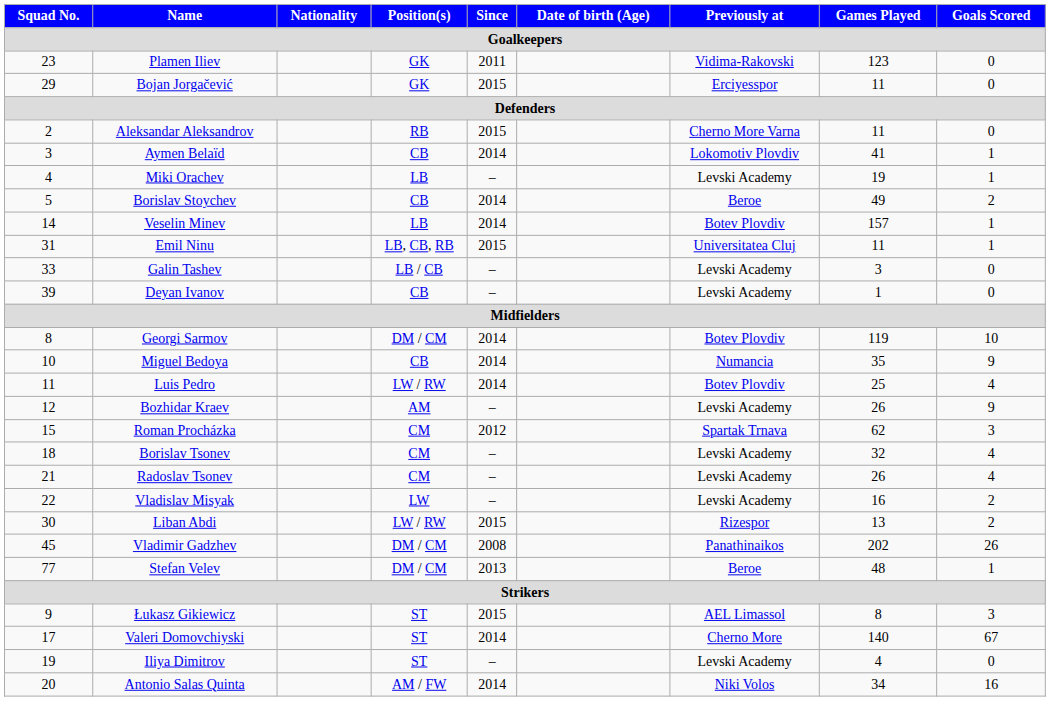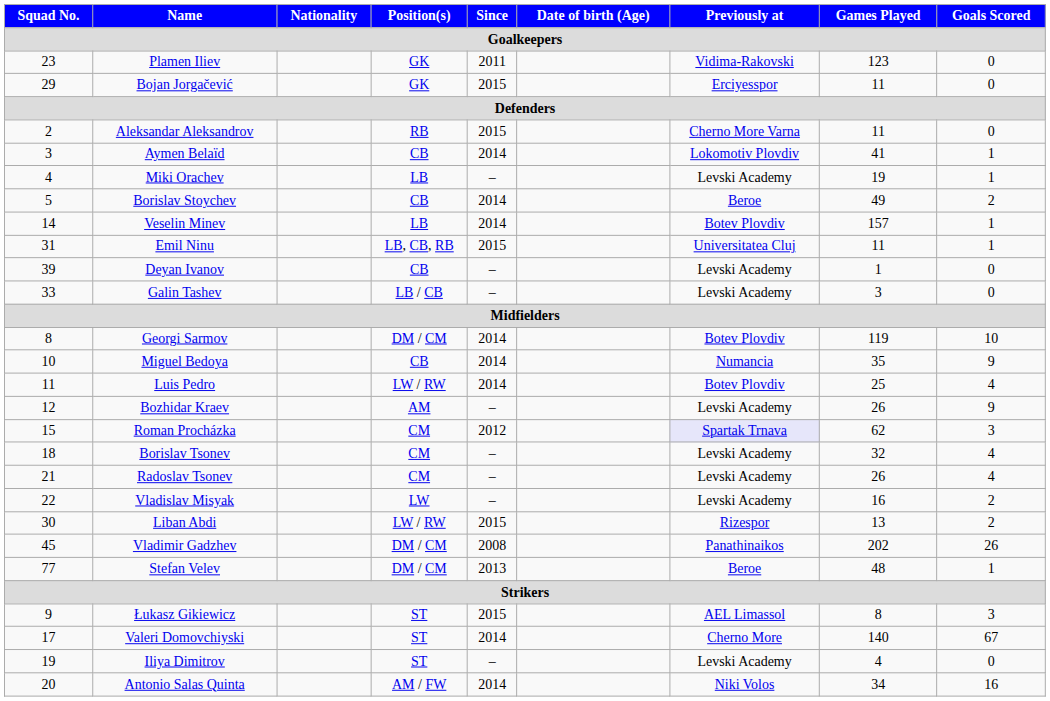rows swapped: (185, 269) <-> (185, 292)
(745, 431) no background -> (745, 431) lavender background
